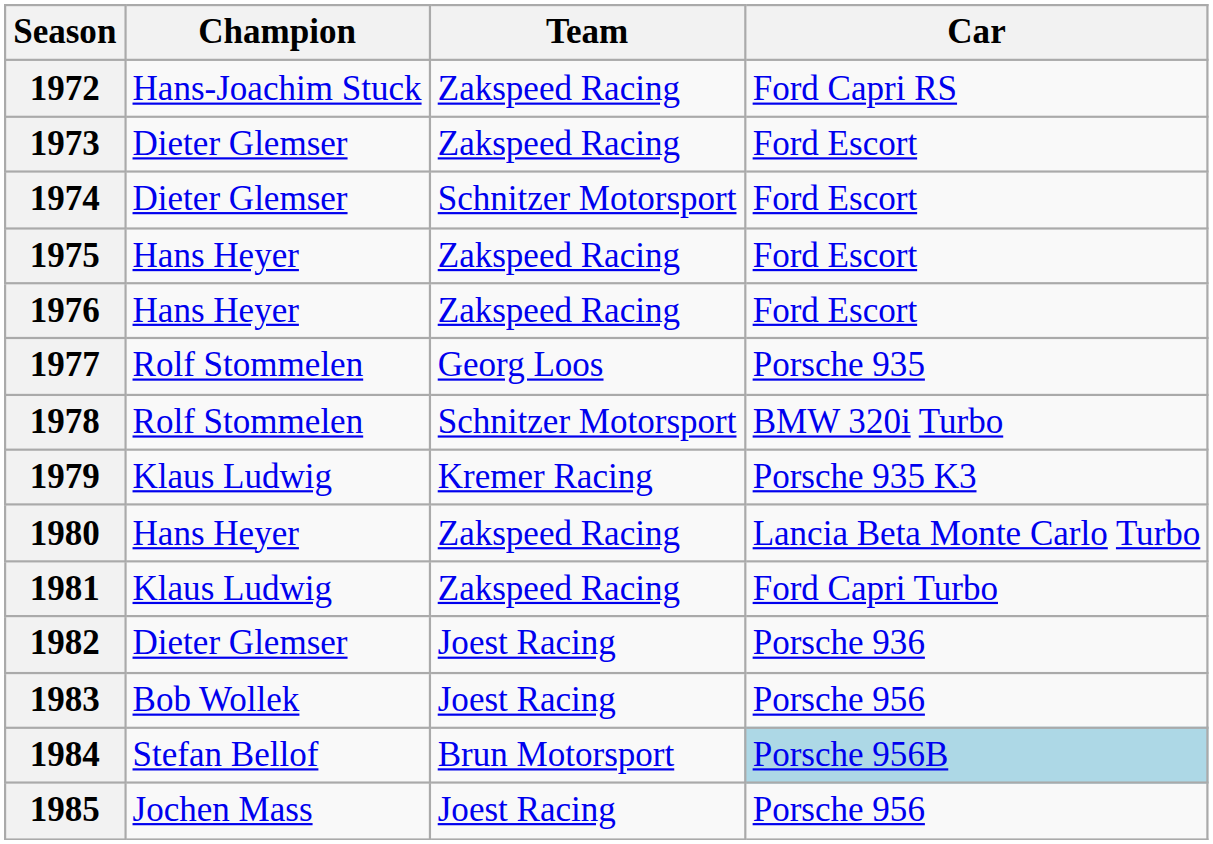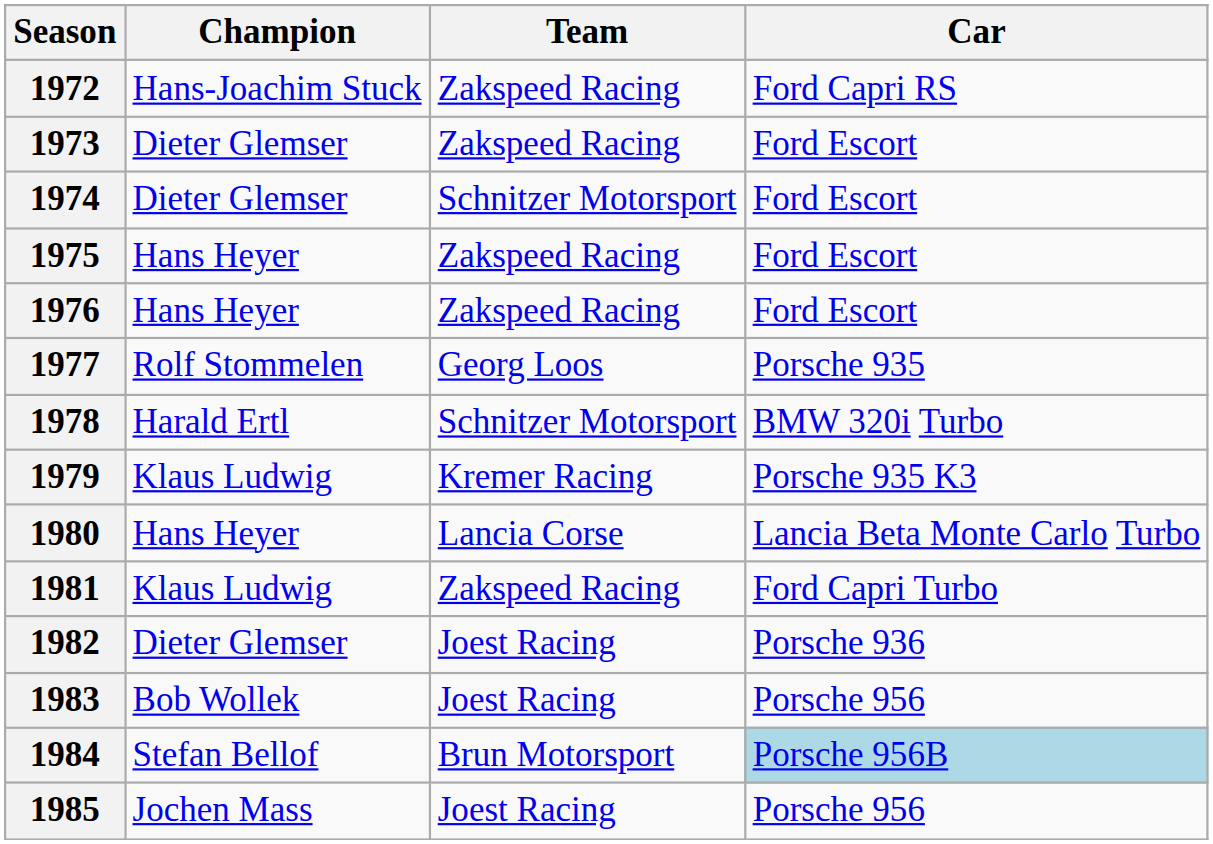(248, 421) Rolf Stommelen -> (211, 421) Harald Ertl
(559, 532) Zakspeed Racing -> (531, 532) Lancia Corse
